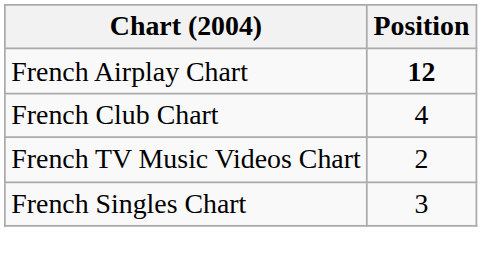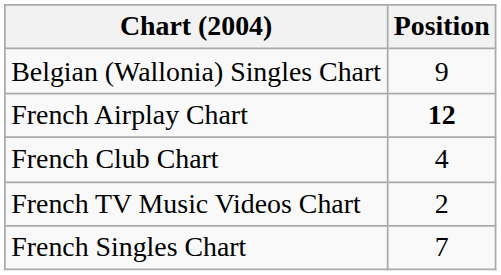+ row: (196, 70)
(421, 203) 3 -> (442, 247) 7
